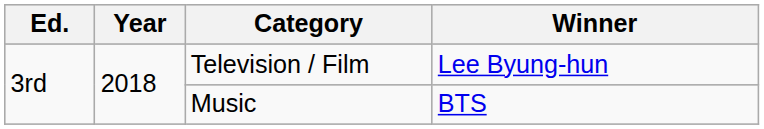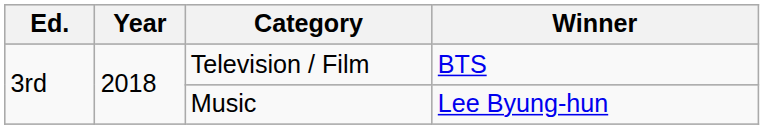(523, 64) Lee Byung-hun -> (462, 64) BTS
(462, 104) BTS -> (523, 104) Lee Byung-hun
